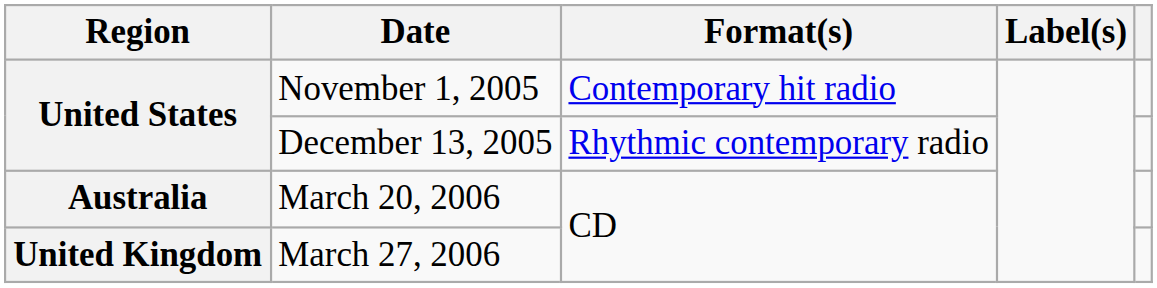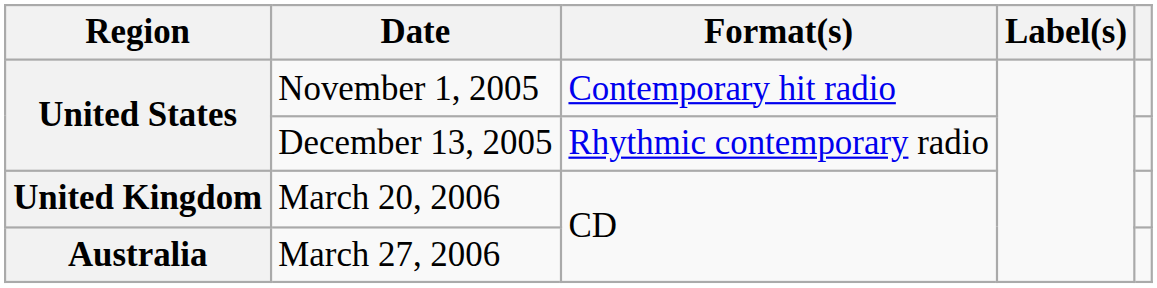(138, 198) Australia -> (138, 198) United Kingdom
(138, 253) United Kingdom -> (138, 253) Australia
